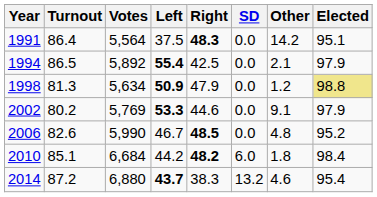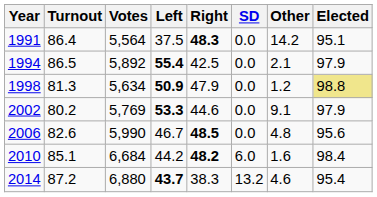(331, 133) 95.2 -> (331, 133) 95.6
(281, 156) 1.8 -> (281, 156) 1.6
